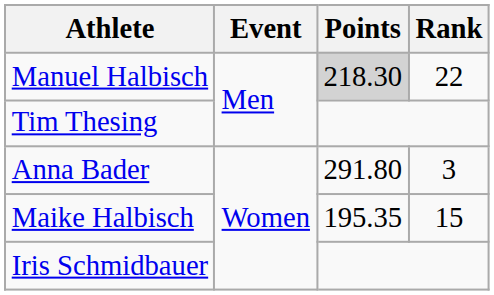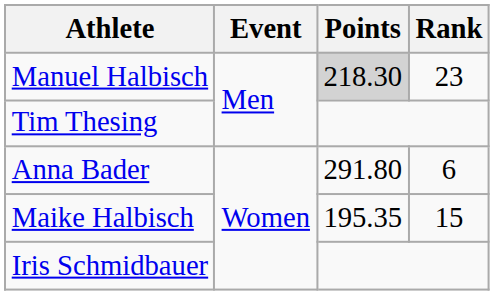(449, 75) 22 -> (449, 75) 23
(449, 170) 3 -> (449, 170) 6
